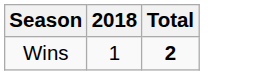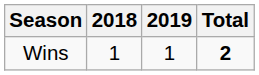+ column: (169, 20)
